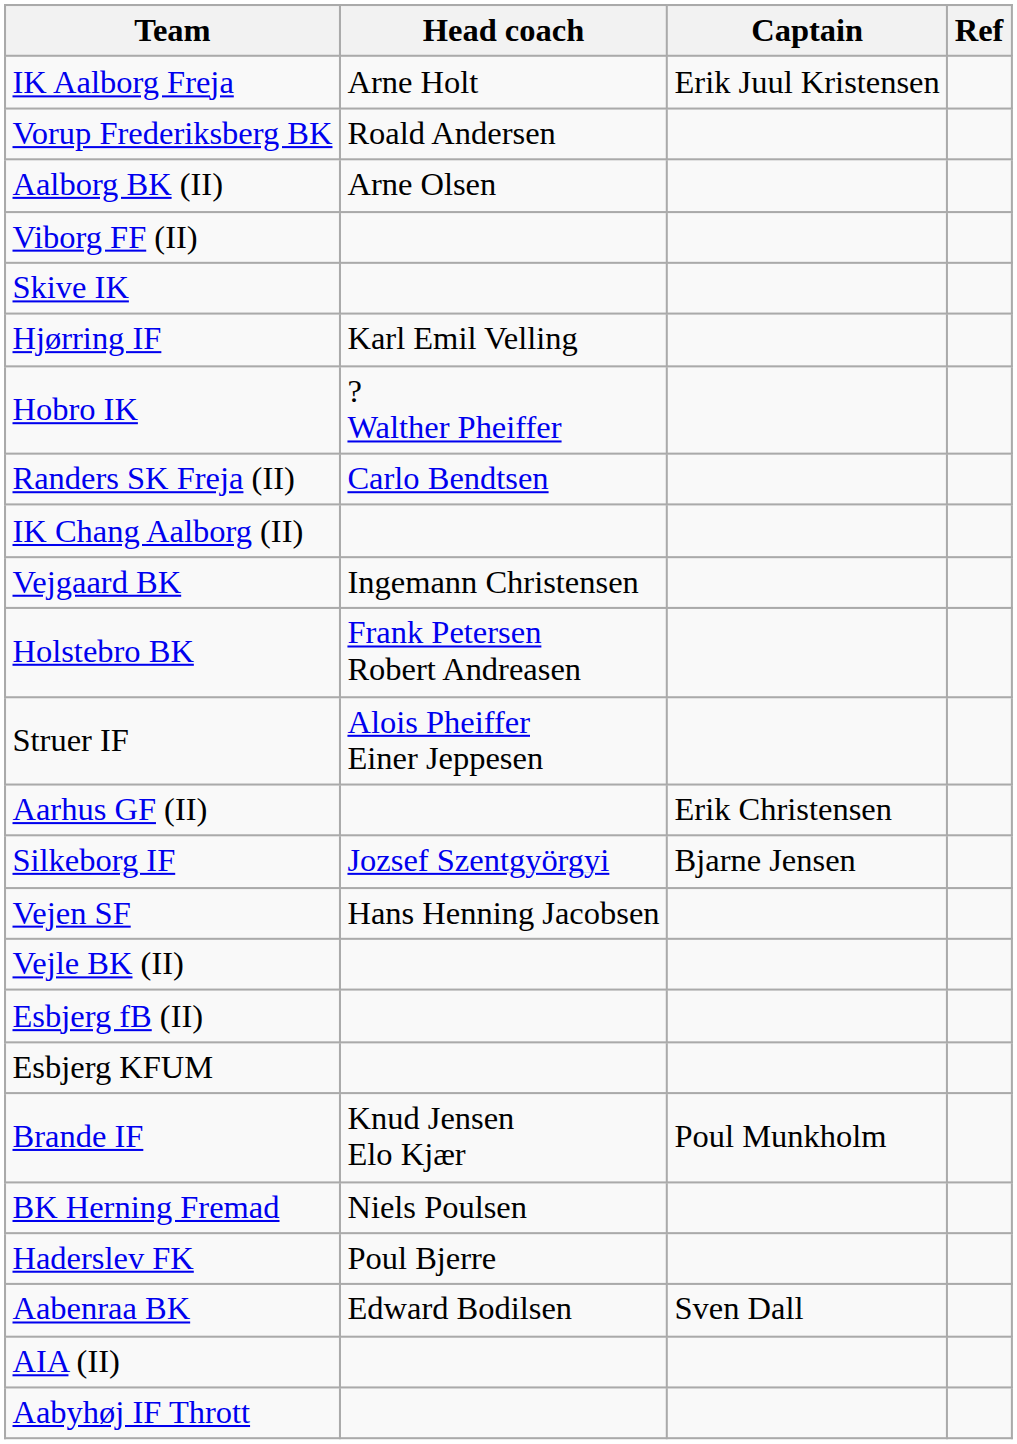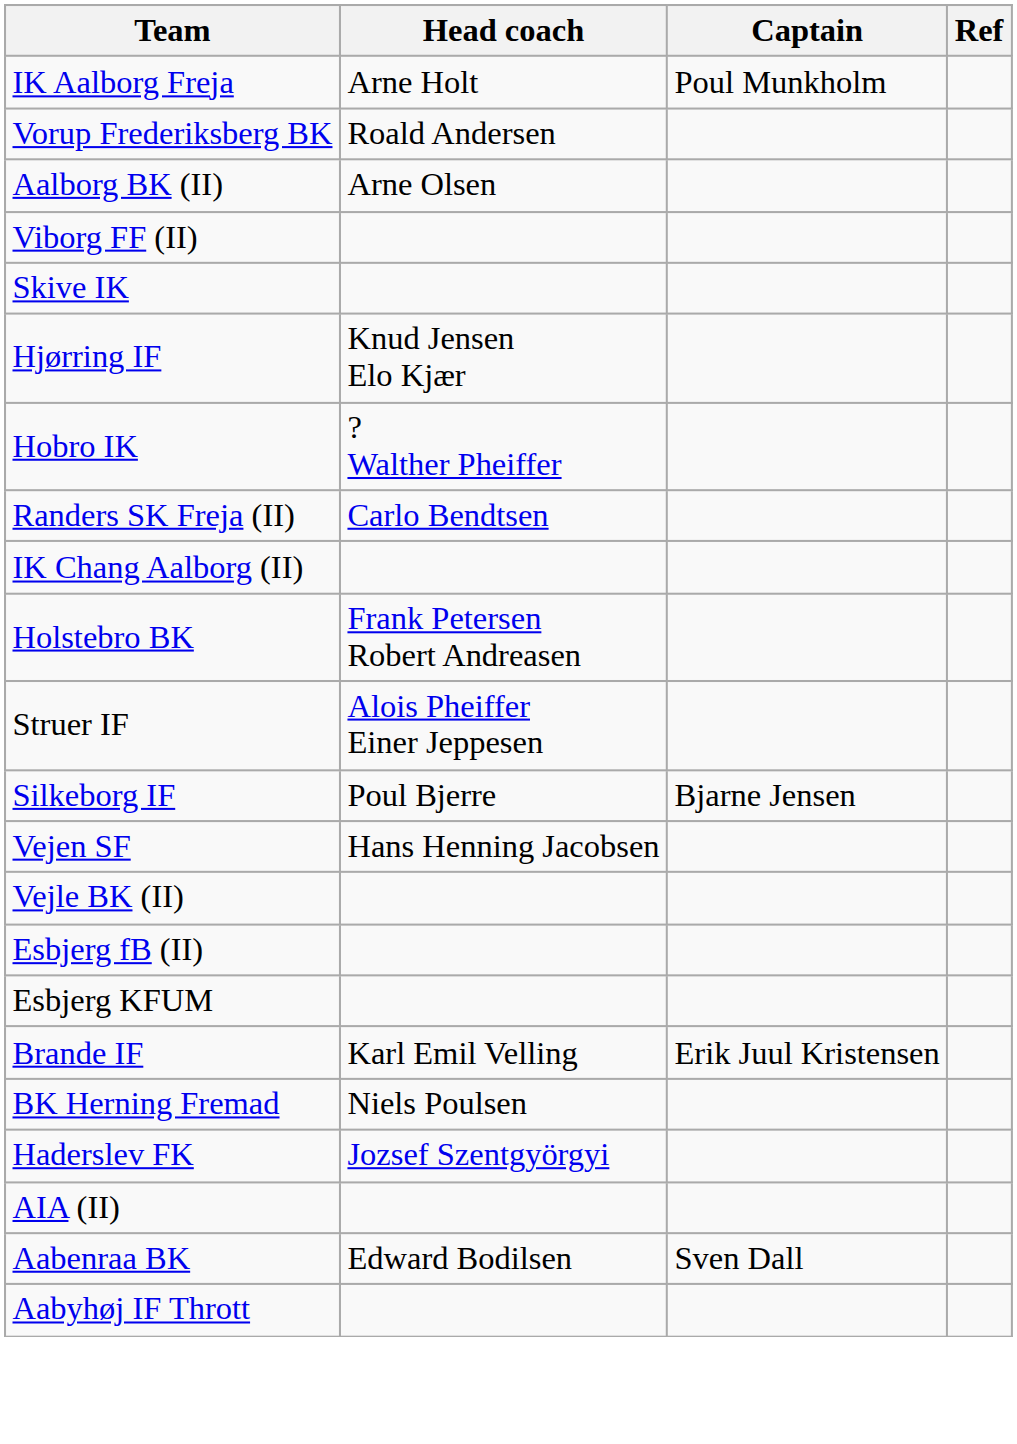(807, 81) Erik Juul Kristensen -> (781, 81) Poul Munkholm
(463, 339) Karl Emil Velling -> (431, 357) Knud Jensen Elo Kjær
- row: (97, 581)
- row: (110, 809)
(478, 861) Jozsef Szentgyörgyi -> (422, 794) Poul Bjerre
(431, 1136) Knud Jensen Elo Kjær -> (463, 1052) Karl Emil Velling
(781, 1136) Poul Munkholm -> (807, 1052) Erik Juul Kristensen
(422, 1258) Poul Bjerre -> (478, 1155) Jozsef Szentgyörgyi
rows swapped: (101, 1309) <-> (66, 1361)
